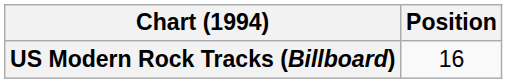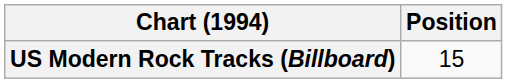(451, 59) 16 -> (451, 59) 15
